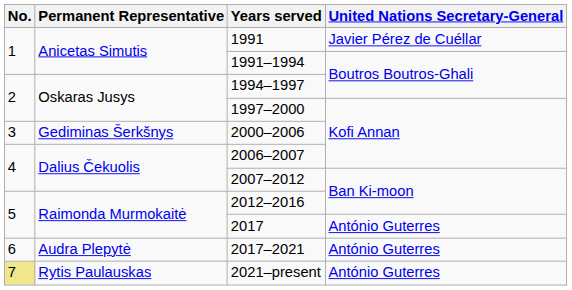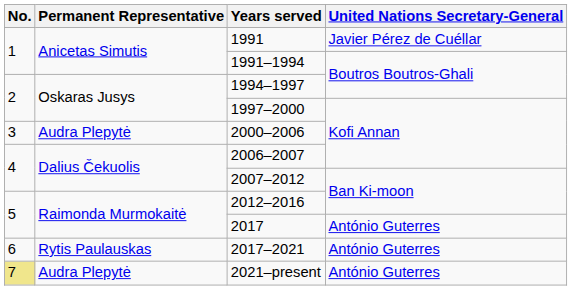(106, 132) Gediminas Šerkšnys -> (85, 132) Audra Plepytė
(85, 249) Audra Plepytė -> (95, 249) Rytis Paulauskas
(95, 272) Rytis Paulauskas -> (85, 272) Audra Plepytė
